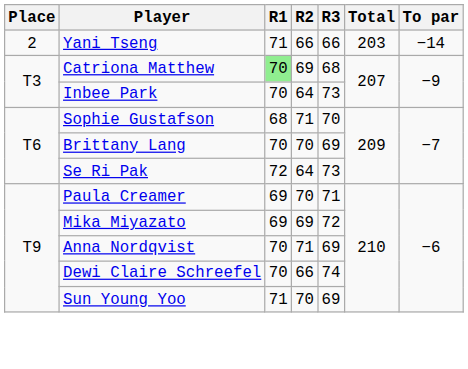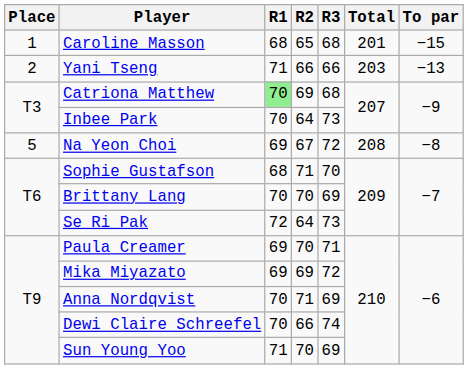+ row: (134, 43)
(431, 43) −14 -> (431, 69) −13
+ row: (120, 146)
